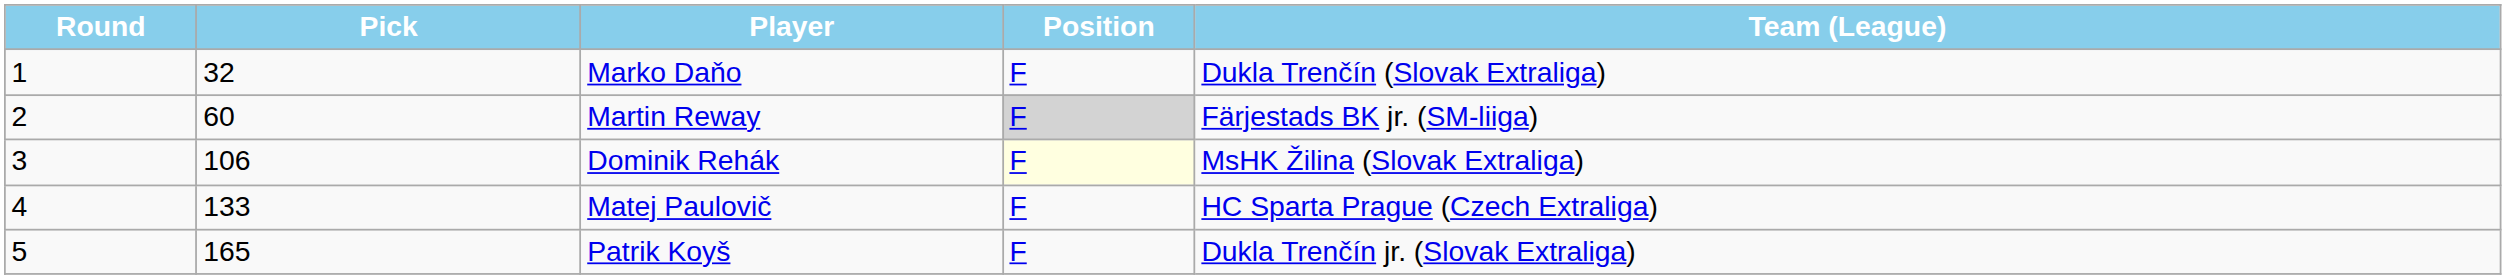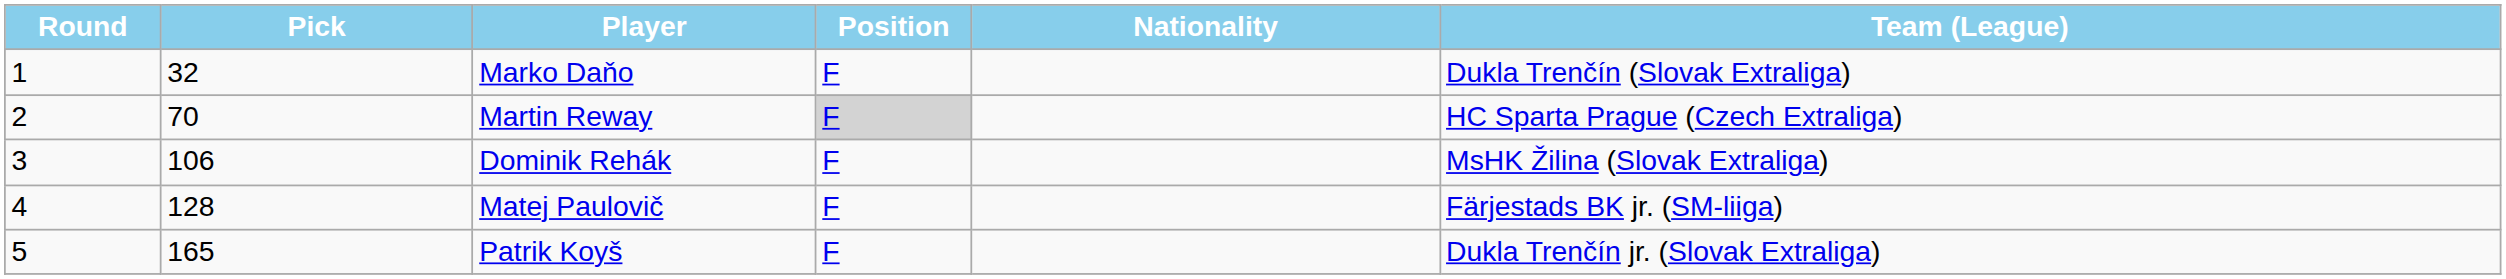+ column: (1206, 26)
(219, 116) 60 -> (183, 116) 70
(1370, 116) Färjestads BK jr. (SM-liiga) -> (1674, 116) HC Sparta Prague (Czech Extraliga)
(1018, 161) lightyellow background -> (831, 161) no background
(227, 206) 133 -> (191, 206) 128
(1430, 206) HC Sparta Prague (Czech Extraliga) -> (1614, 206) Färjestads BK jr. (SM-liiga)
